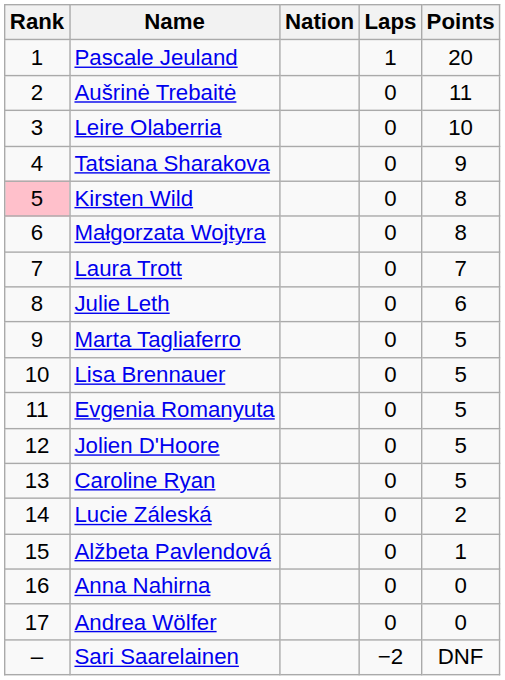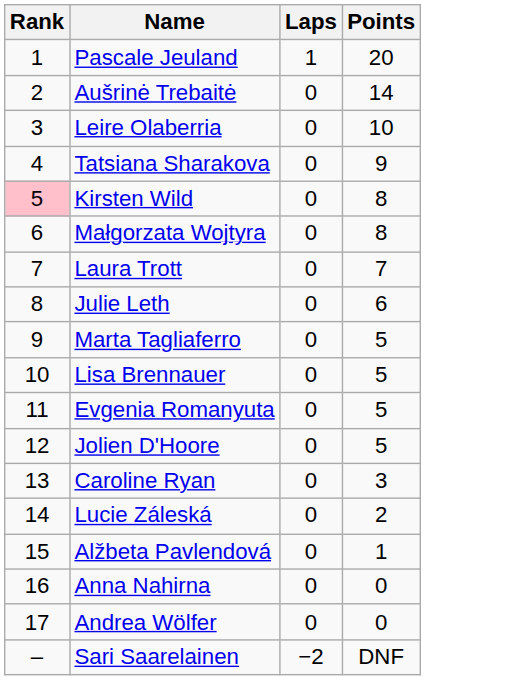- column: (320, 22)
(461, 92) 11 -> (381, 92) 14
(461, 480) 5 -> (381, 480) 3
